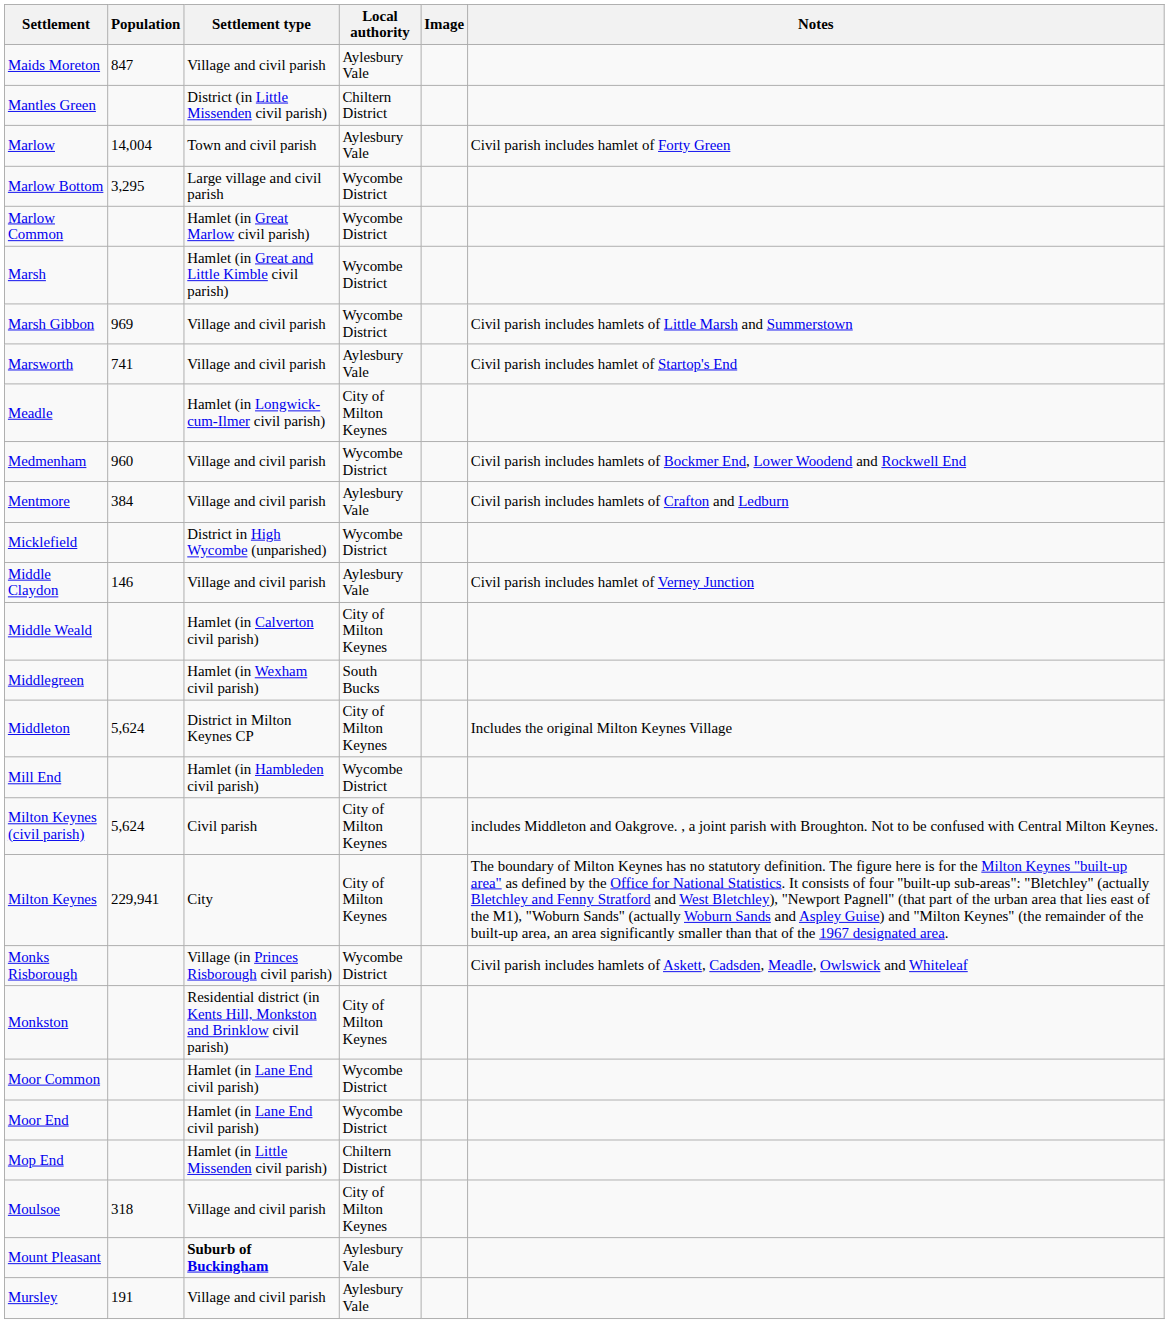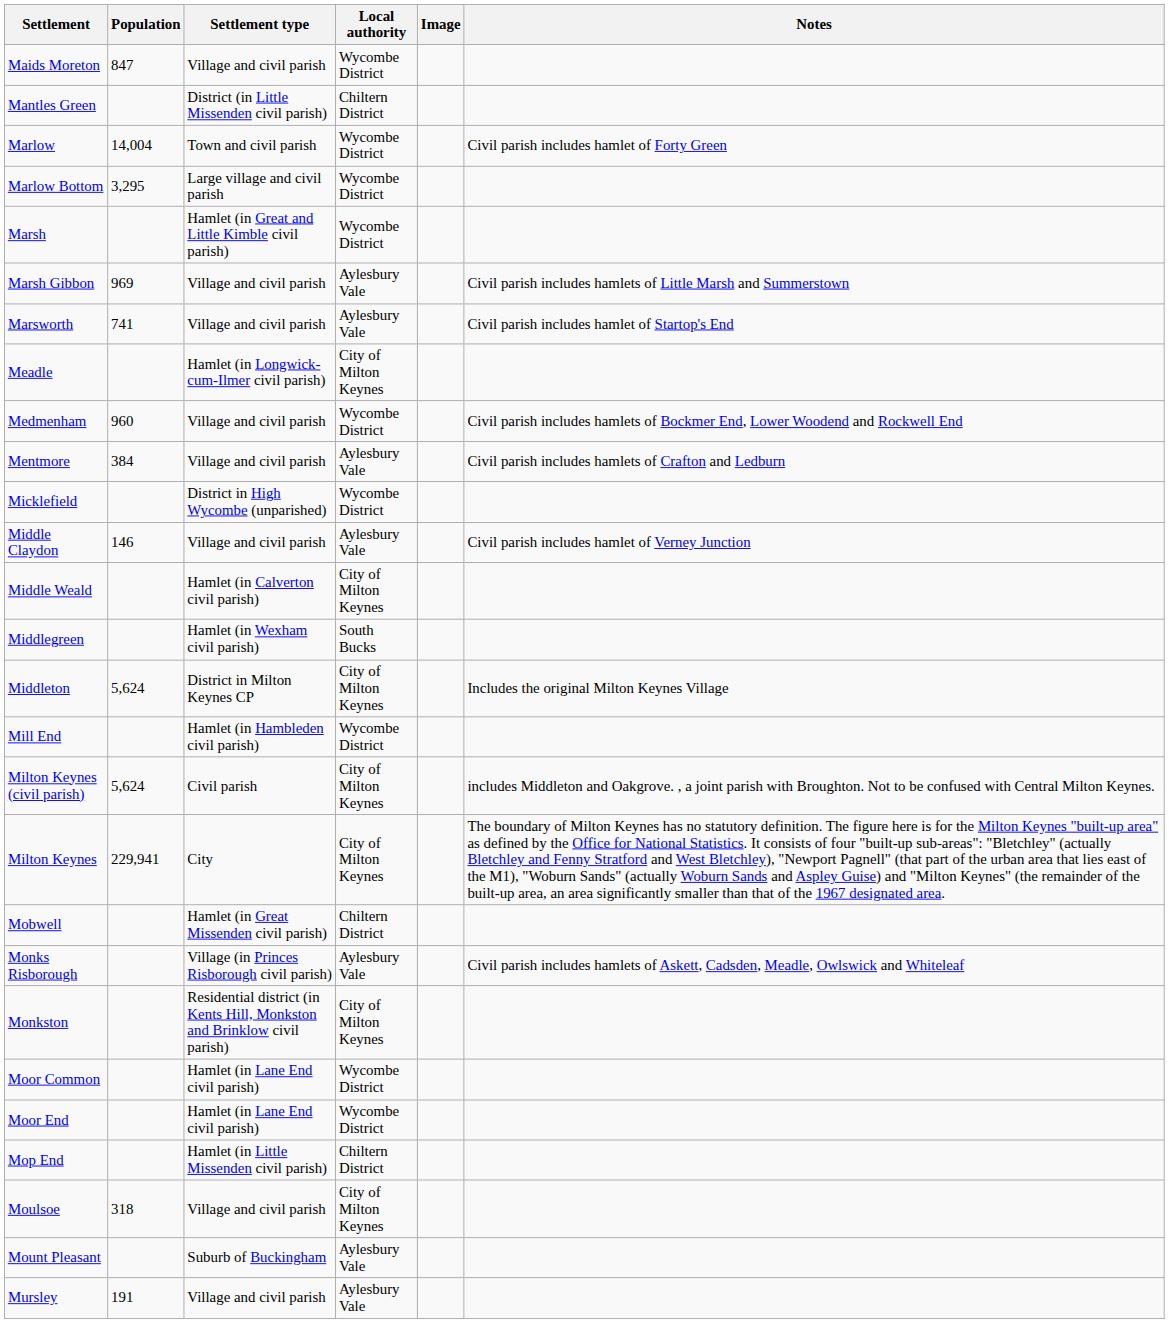(373, 65) Aylesbury Vale -> (369, 65) Wycombe District
(373, 145) Aylesbury Vale -> (369, 145) Wycombe District
- row: (36, 226)
(373, 323) Wycombe District -> (369, 283) Aylesbury Vale
+ row: (35, 925)
(373, 965) Wycombe District -> (369, 965) Aylesbury Vale
(228, 1257) bold -> (257, 1257) normal
